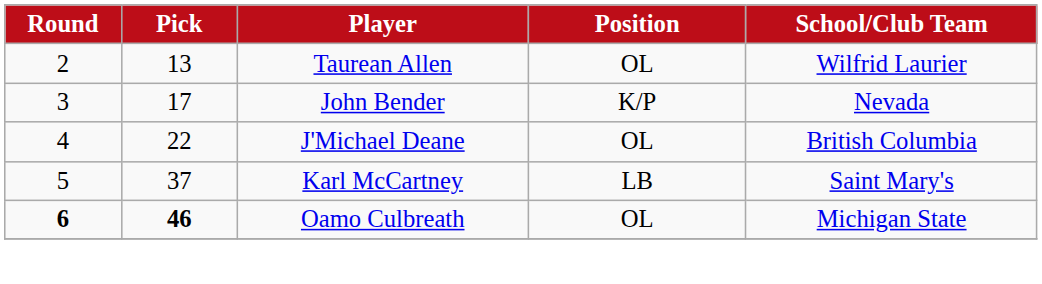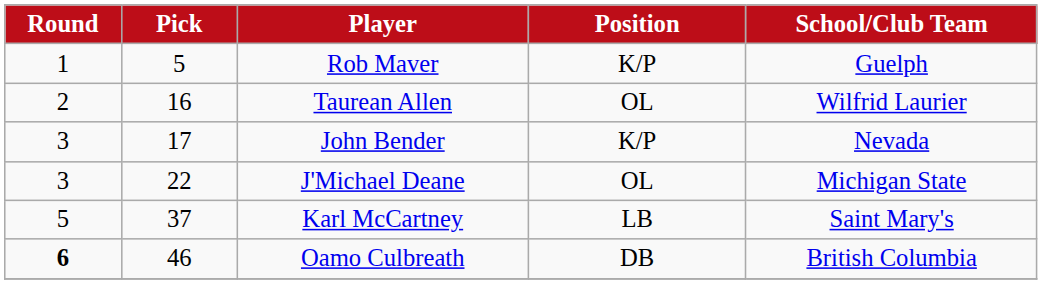+ row: (383, 63)
(179, 63) 13 -> (179, 102) 16
(63, 141) 4 -> (63, 180) 3
(892, 141) British Columbia -> (892, 180) Michigan State
(179, 219) bold -> (179, 258) normal
(637, 219) OL -> (637, 258) DB
(892, 219) Michigan State -> (892, 258) British Columbia
